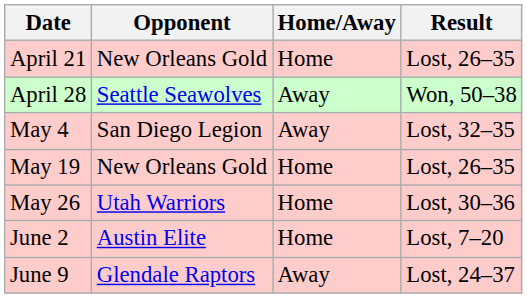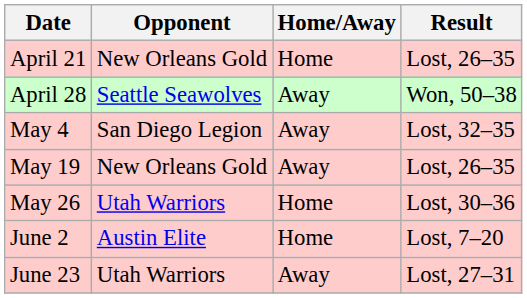(305, 166) Home -> (304, 166) Away
- row: (39, 274)
+ row: (45, 274)
